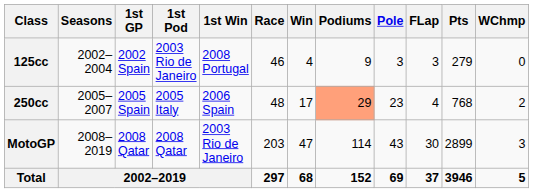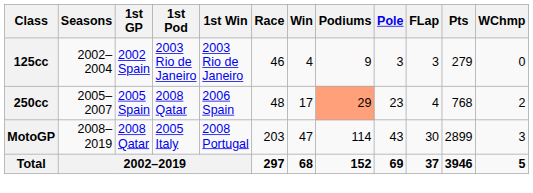(226, 62) 2008 Portugal -> (223, 62) 2003 Rio de Janeiro
(169, 103) 2005 Italy -> (171, 103) 2008 Qatar
(171, 143) 2008 Qatar -> (169, 136) 2005 Italy
(223, 143) 2003 Rio de Janeiro -> (226, 136) 2008 Portugal
